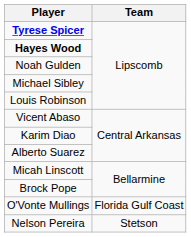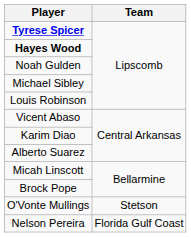(139, 205) Florida Gulf Coast -> (139, 205) Stetson
(139, 223) Stetson -> (139, 223) Florida Gulf Coast
